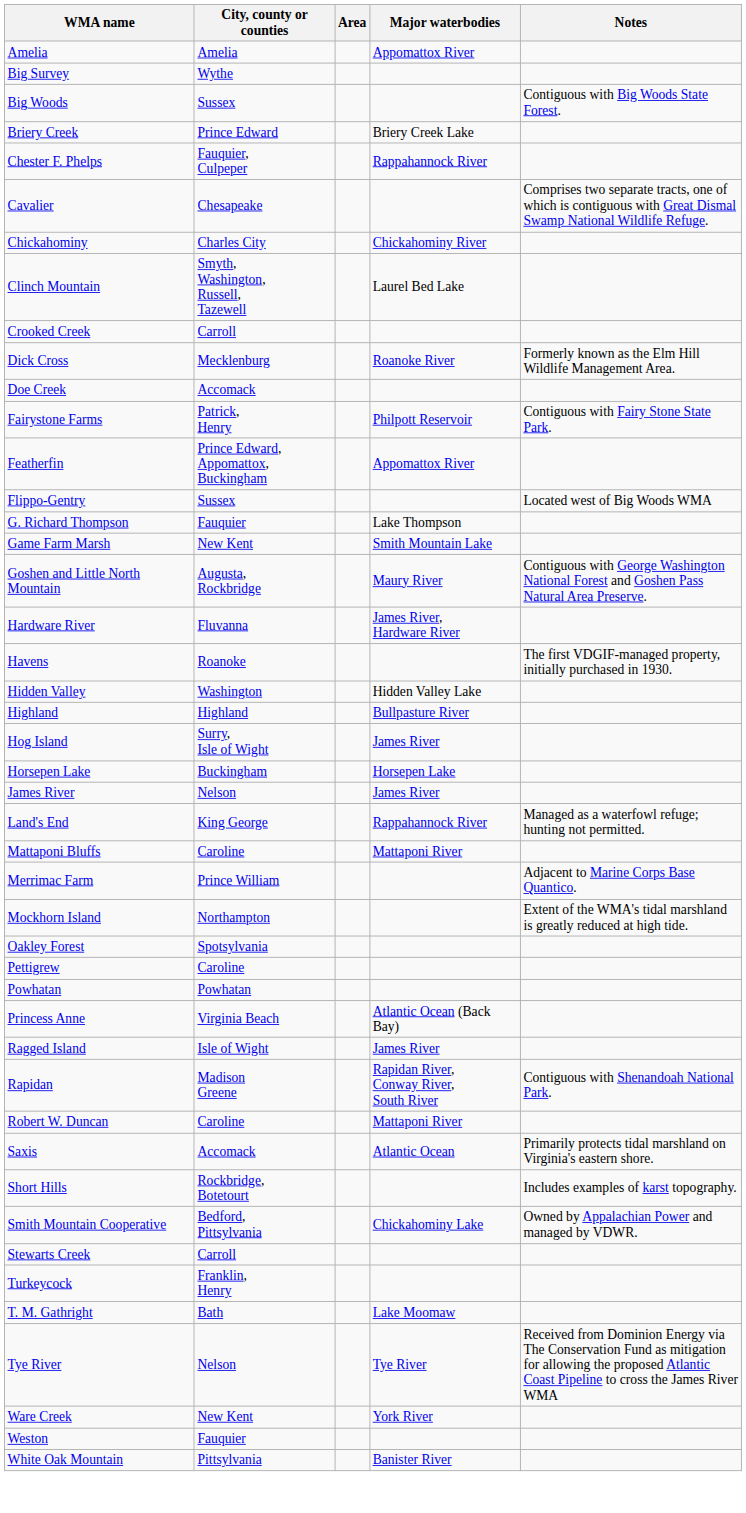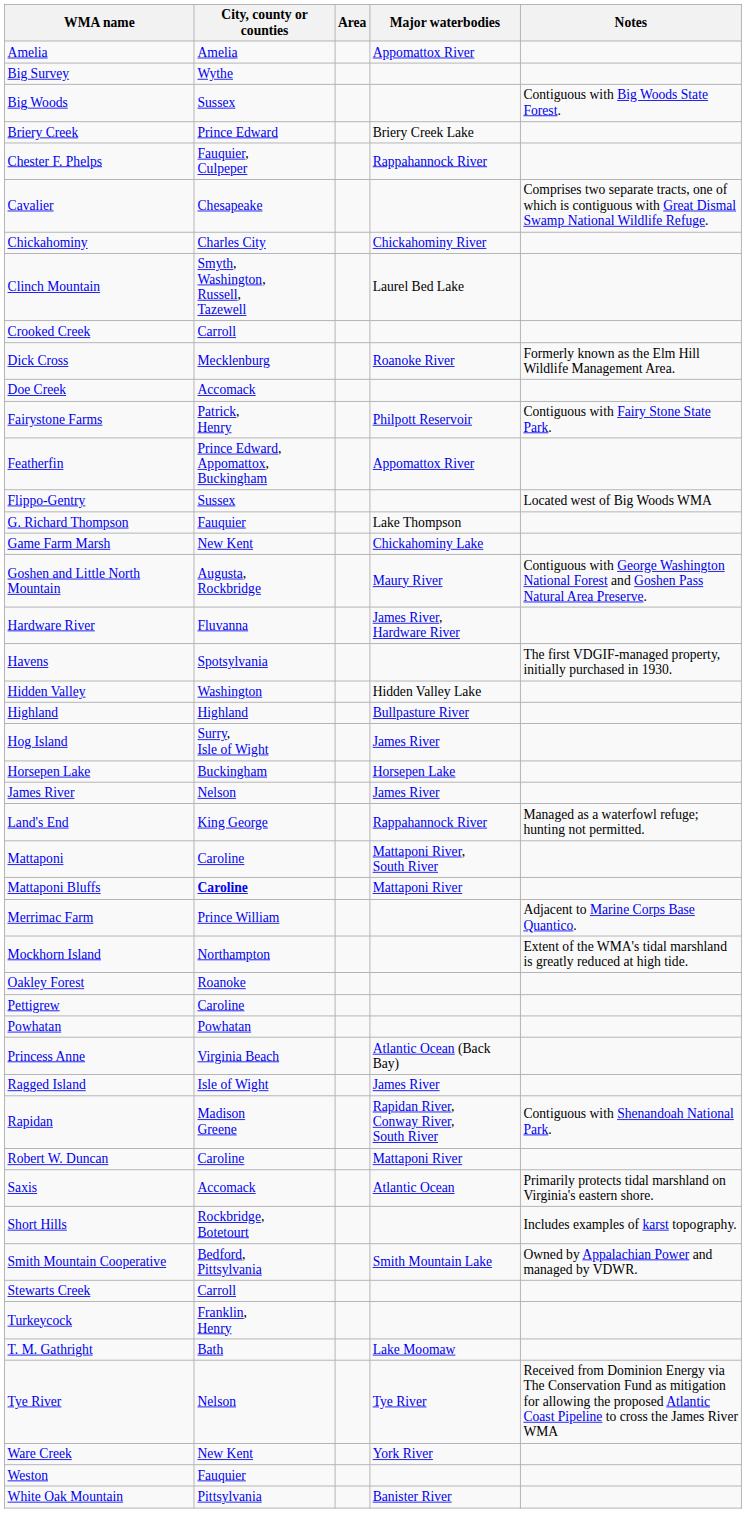(432, 543) Smith Mountain Lake -> (428, 543) Chickahominy Lake
(222, 662) Roanoke -> (233, 662) Spotsylvania
+ row: (36, 859)
(221, 851) normal -> (223, 888) bold
(233, 946) Spotsylvania -> (222, 983) Roanoke
(428, 1225) Chickahominy Lake -> (432, 1261) Smith Mountain Lake
